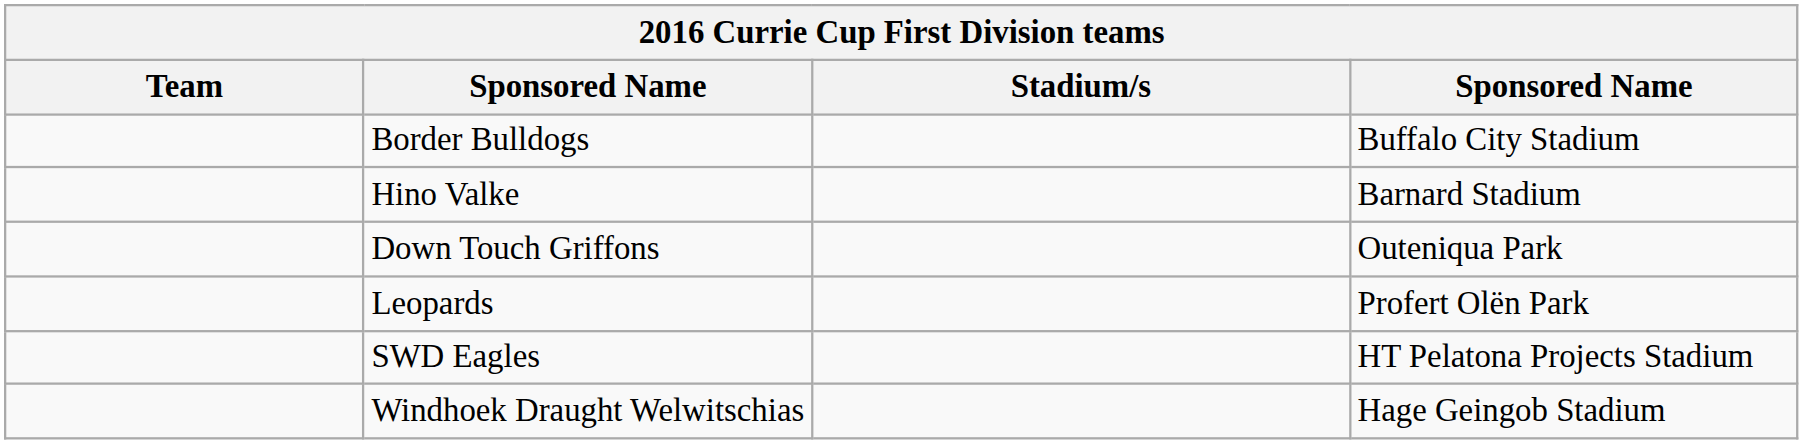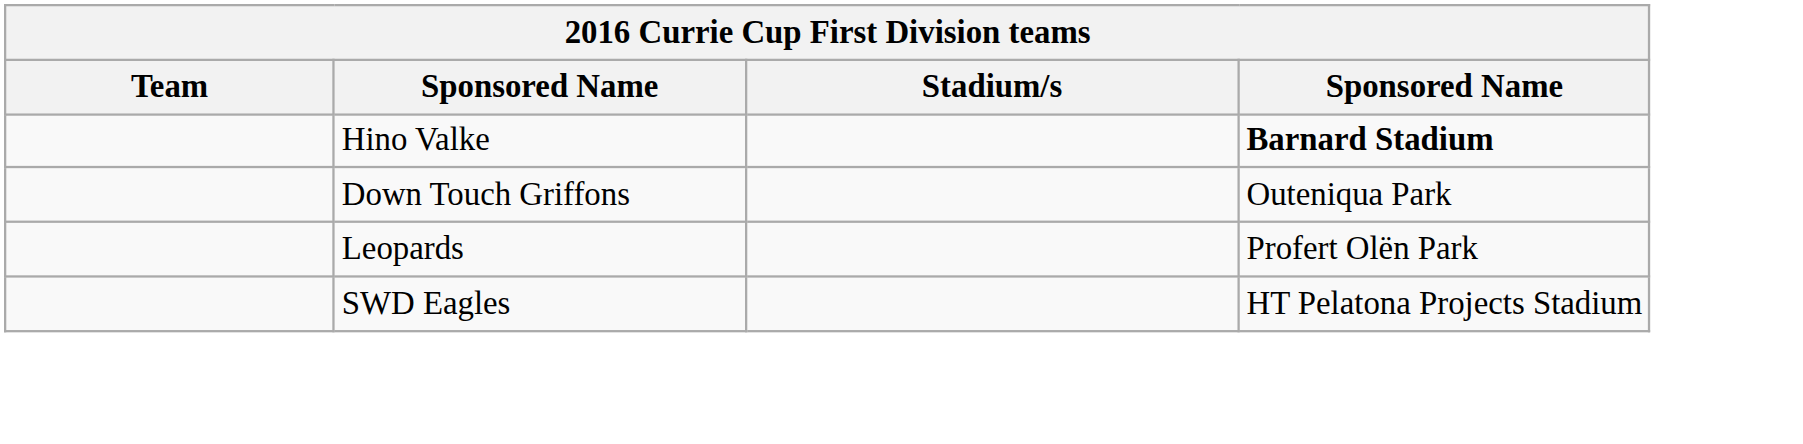- row: (480, 140)
(1469, 194) normal -> (1370, 140) bold
- row: (588, 411)
